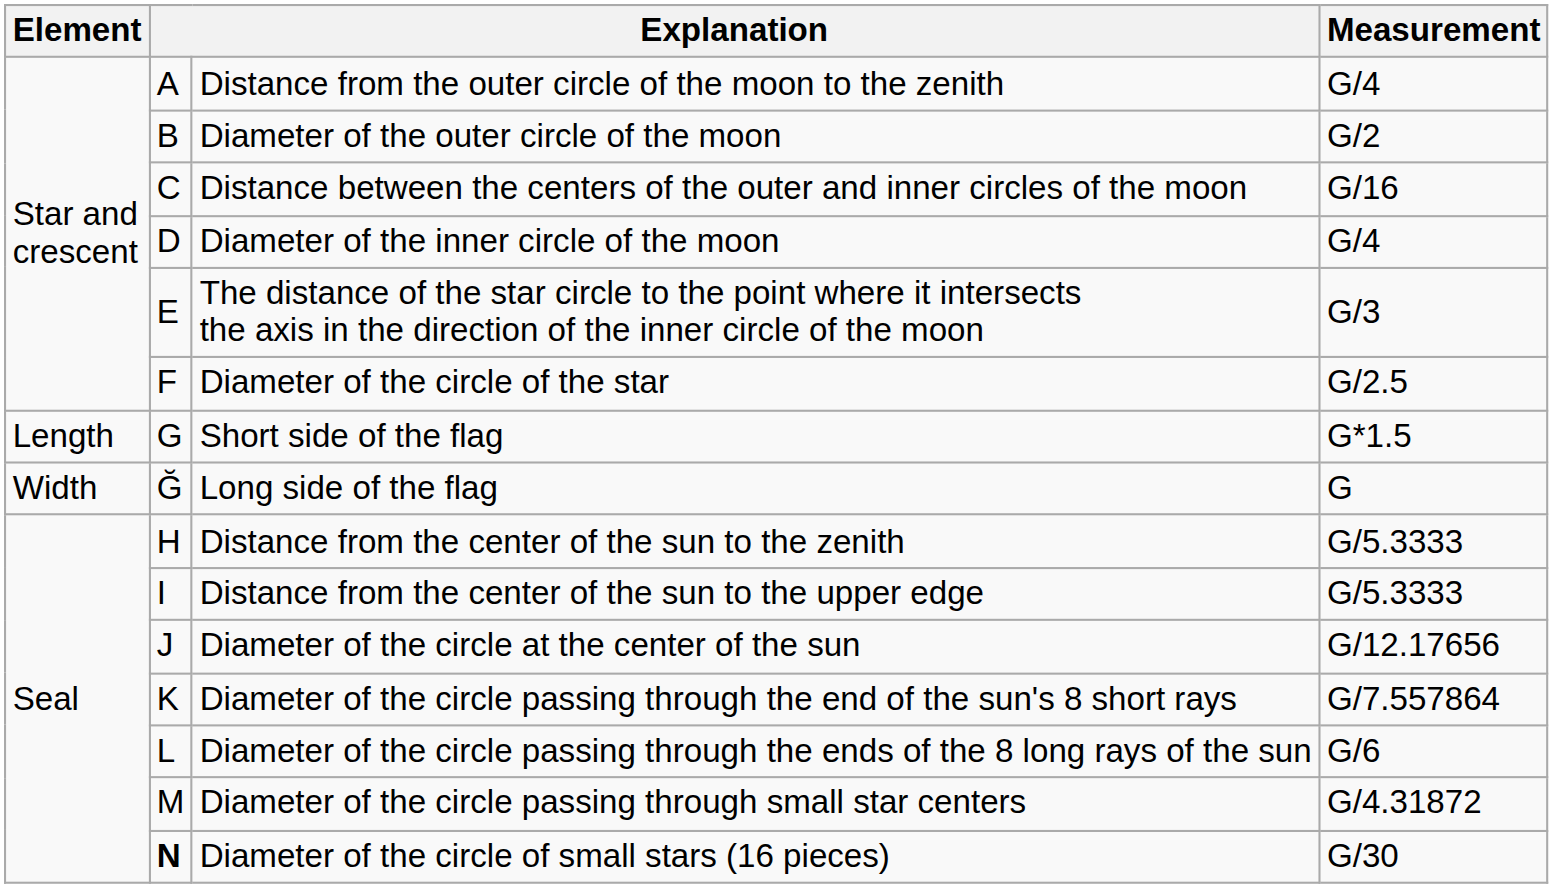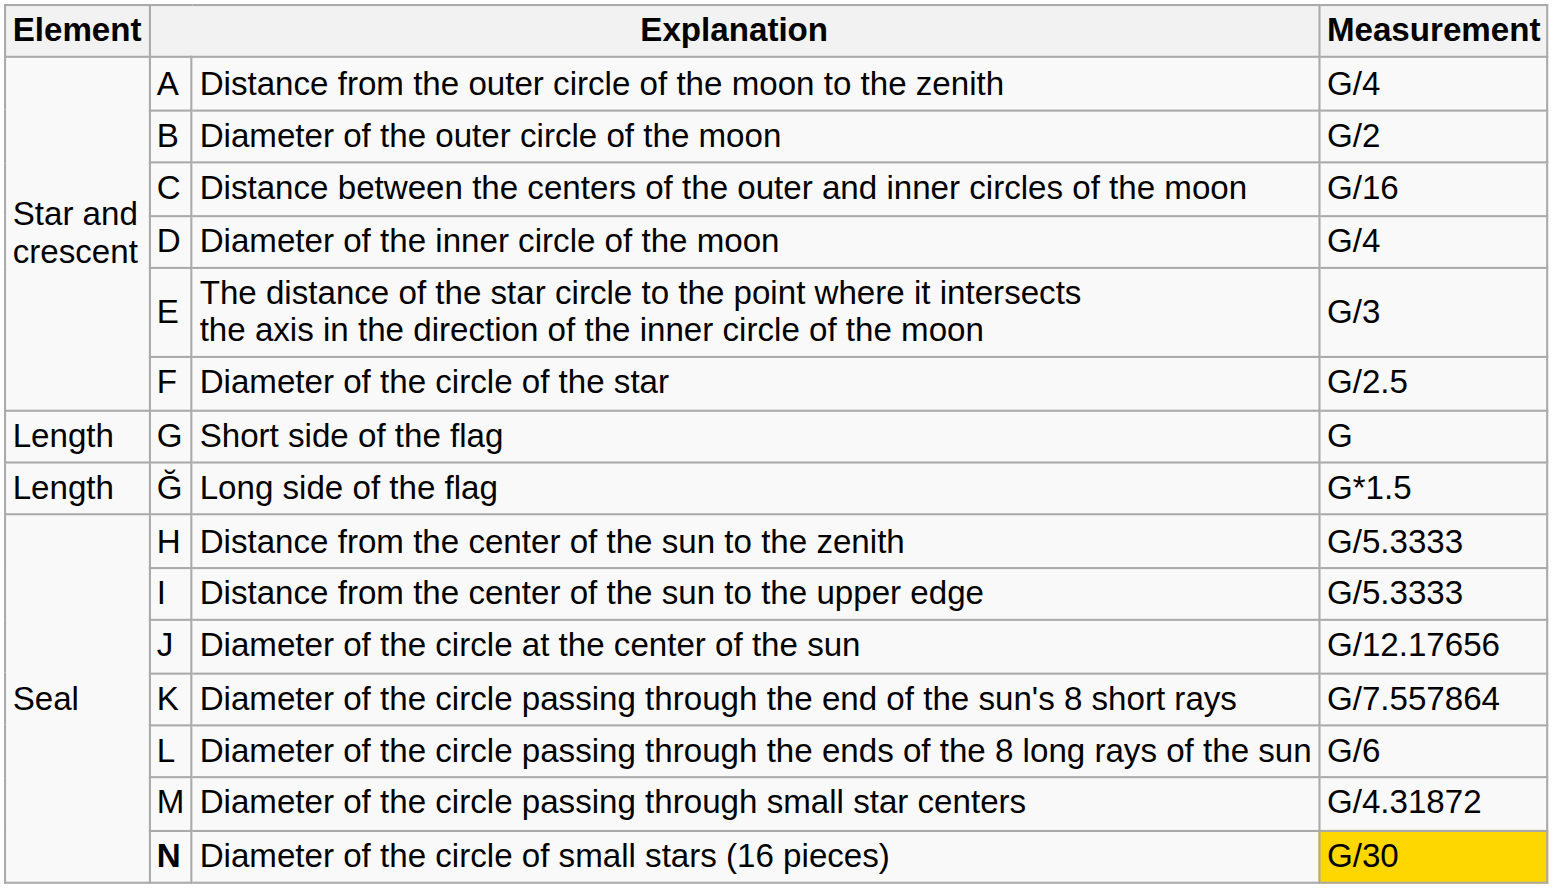(1369, 435) G*1.5 -> (1340, 435) G
(55, 488) Width -> (63, 488) Length
(1340, 488) G -> (1369, 488) G*1.5
(1363, 855) no background -> (1363, 855) gold background
